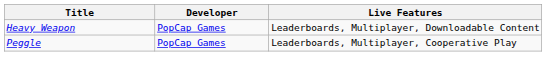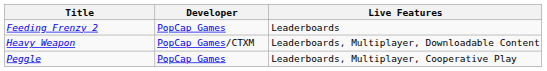+ row: (52, 28)
(191, 28) PopCap Games -> (206, 43) PopCap Games/CTXM
